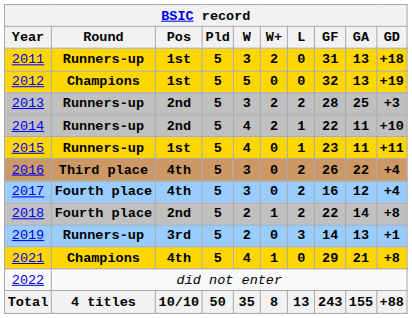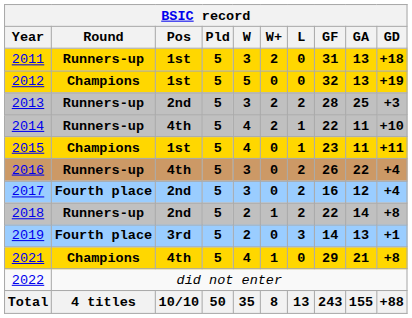(179, 126) 2nd -> (179, 126) 4th
(103, 148) Runners-up -> (103, 148) Champions
(103, 170) Third place -> (103, 170) Runners-up
(179, 192) 4th -> (179, 192) 2nd
(103, 214) Fourth place -> (103, 214) Runners-up
(103, 236) Runners-up -> (103, 236) Fourth place
